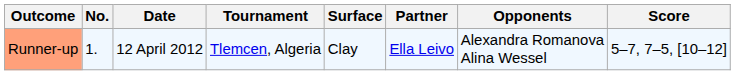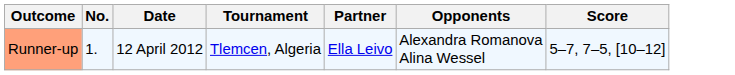- column: (355, 16)
